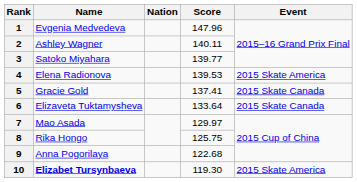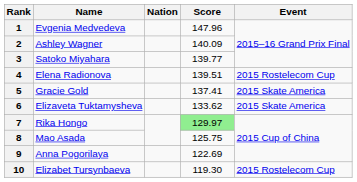(207, 43) 140.11 -> (207, 43) 140.09
(207, 75) 139.53 -> (207, 75) 139.51
(281, 75) 2015 Skate America -> (286, 75) 2015 Rostelecom Cup
(280, 91) 2015 Skate Canada -> (281, 91) 2015 Skate America
(207, 106) 133.64 -> (207, 106) 133.62
(280, 106) 2015 Skate Canada -> (281, 106) 2015 Skate America
(60, 122) Mao Asada -> (61, 122) Rika Hongo
(207, 122) no background -> (207, 122) lightgreen background
(61, 138) Rika Hongo -> (60, 138) Mao Asada
(207, 153) 122.68 -> (207, 153) 122.69
(86, 169) bold -> (83, 169) normal
(281, 169) 2015 Skate America -> (286, 169) 2015 Rostelecom Cup
